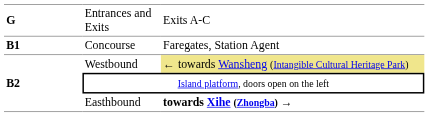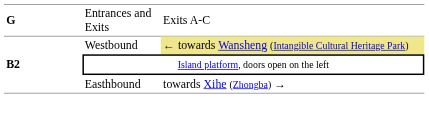- row: (110, 45)
(228, 102) bold -> (225, 84) normal
